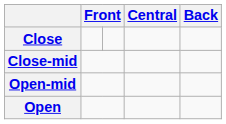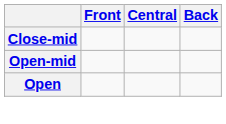- row: (43, 38)
